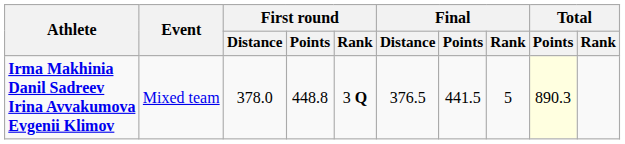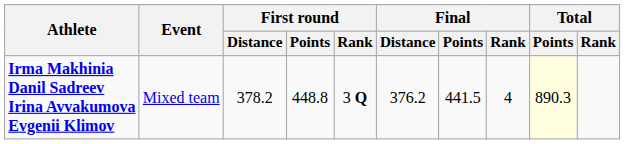(255, 97) 378.0 -> (255, 97) 378.2
(408, 97) 376.5 -> (408, 97) 376.2
(508, 97) 5 -> (508, 97) 4
